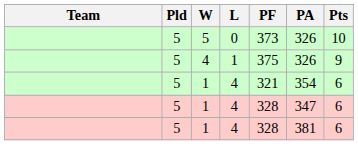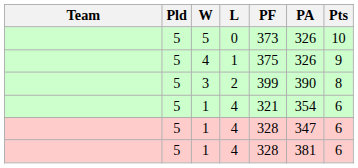+ row: (206, 83)
